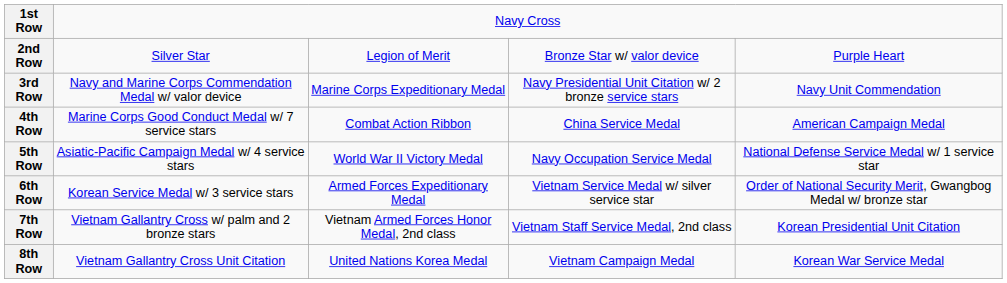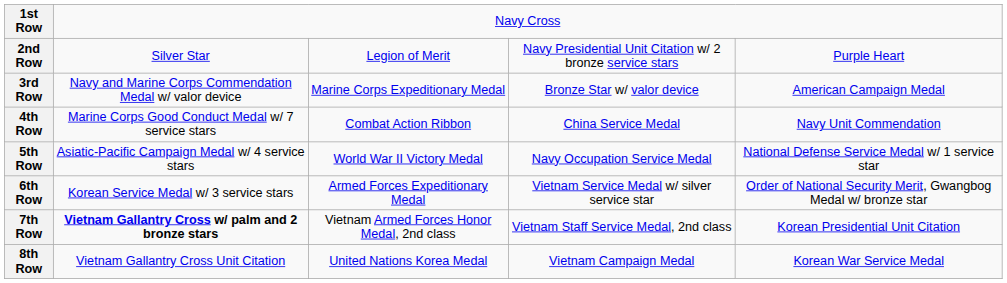(622, 55) Bronze Star w/ valor device -> (622, 55) Navy Presidential Unit Citation w/ 2 bronze service stars
(622, 90) Navy Presidential Unit Citation w/ 2 bronze service stars -> (622, 90) Bronze Star w/ valor device
(869, 90) Navy Unit Commendation -> (869, 90) American Campaign Medal
(869, 124) American Campaign Medal -> (869, 124) Navy Unit Commendation
(181, 227) normal -> (181, 227) bold
